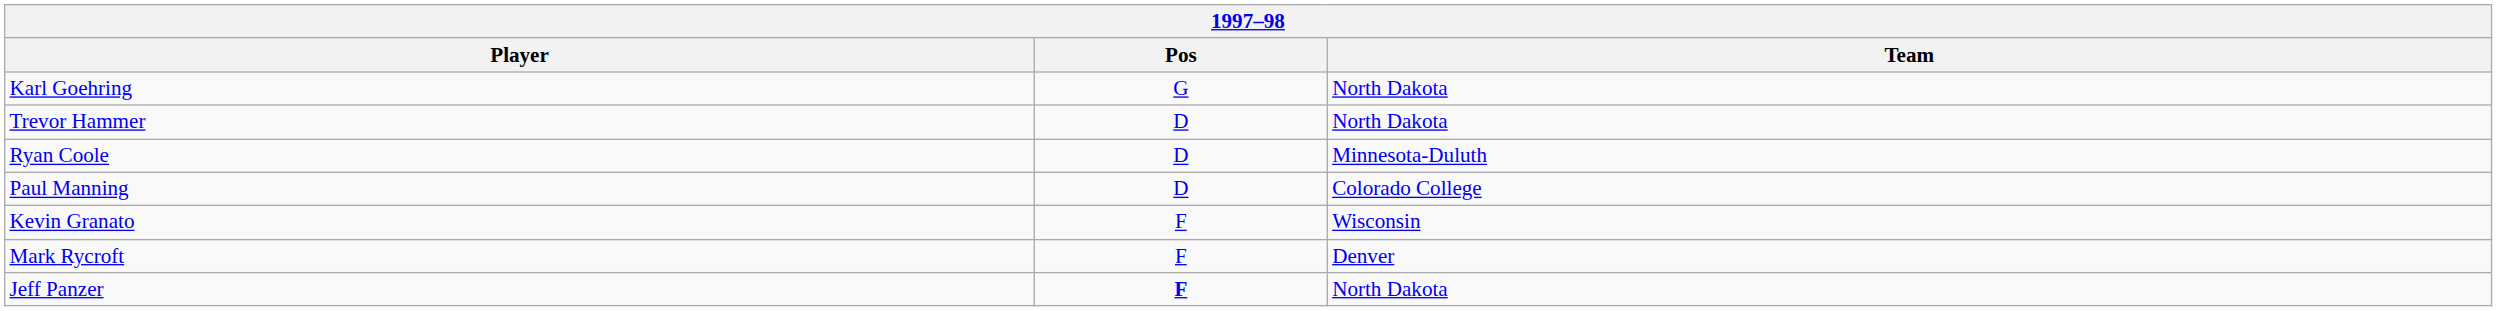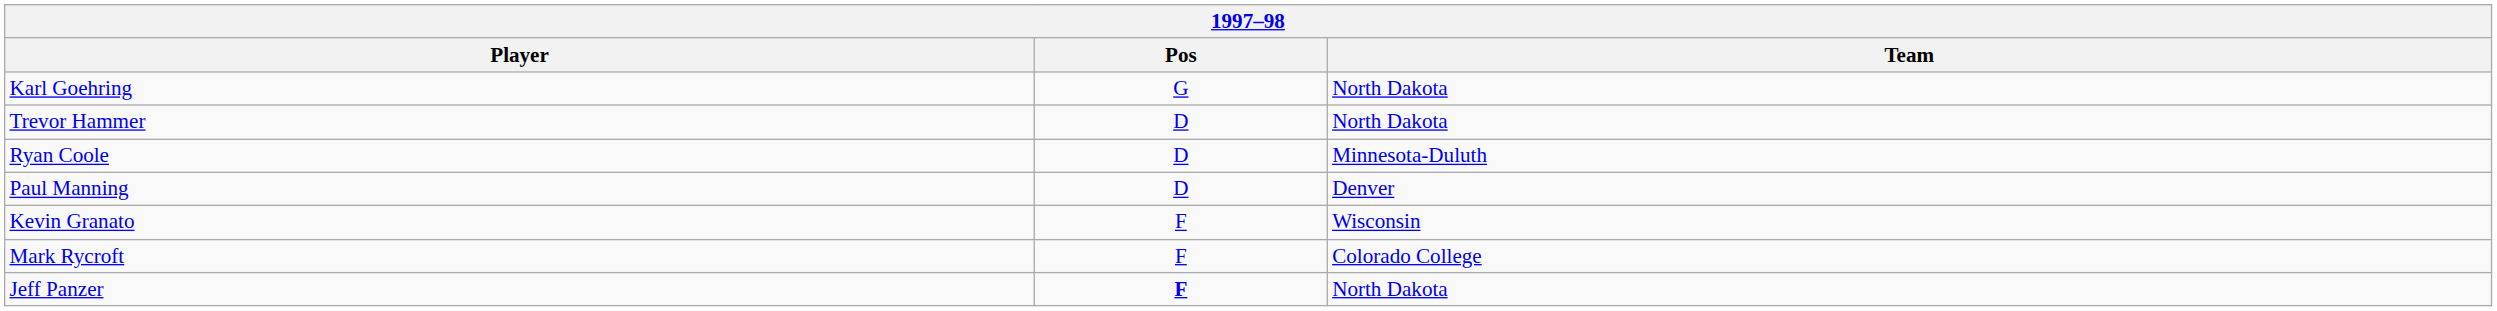(1407, 188) Colorado College -> (1363, 188) Denver
(1363, 255) Denver -> (1407, 255) Colorado College
